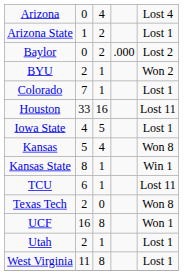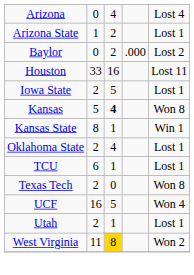- row: (40, 71)
- row: (40, 90)
(84, 128) 4 -> (96, 90) 2
(102, 147) normal -> (113, 109) bold
+ row: (46, 147)
(158, 185) Lost 11 -> (169, 166) Lost 1
(102, 223) 8 -> (113, 204) 5
(158, 223) Won 1 -> (169, 204) Won 4
(102, 261) no background -> (113, 242) gold background
(158, 261) Lost 1 -> (169, 242) Won 2
